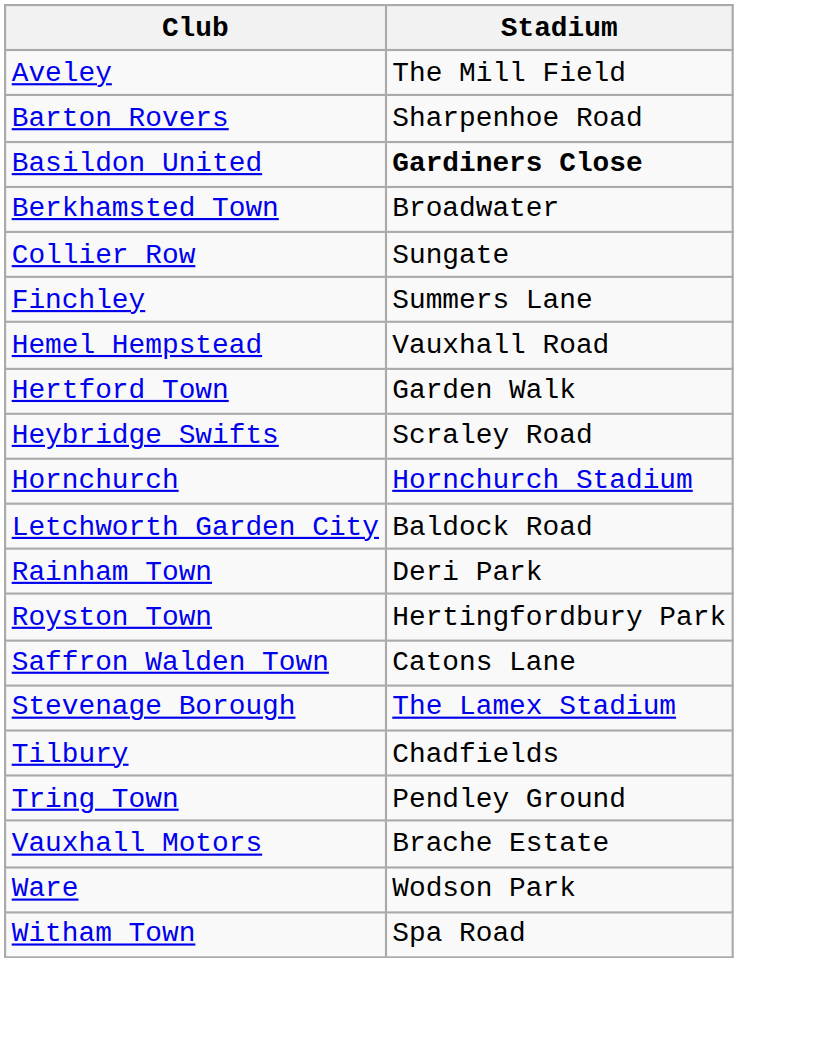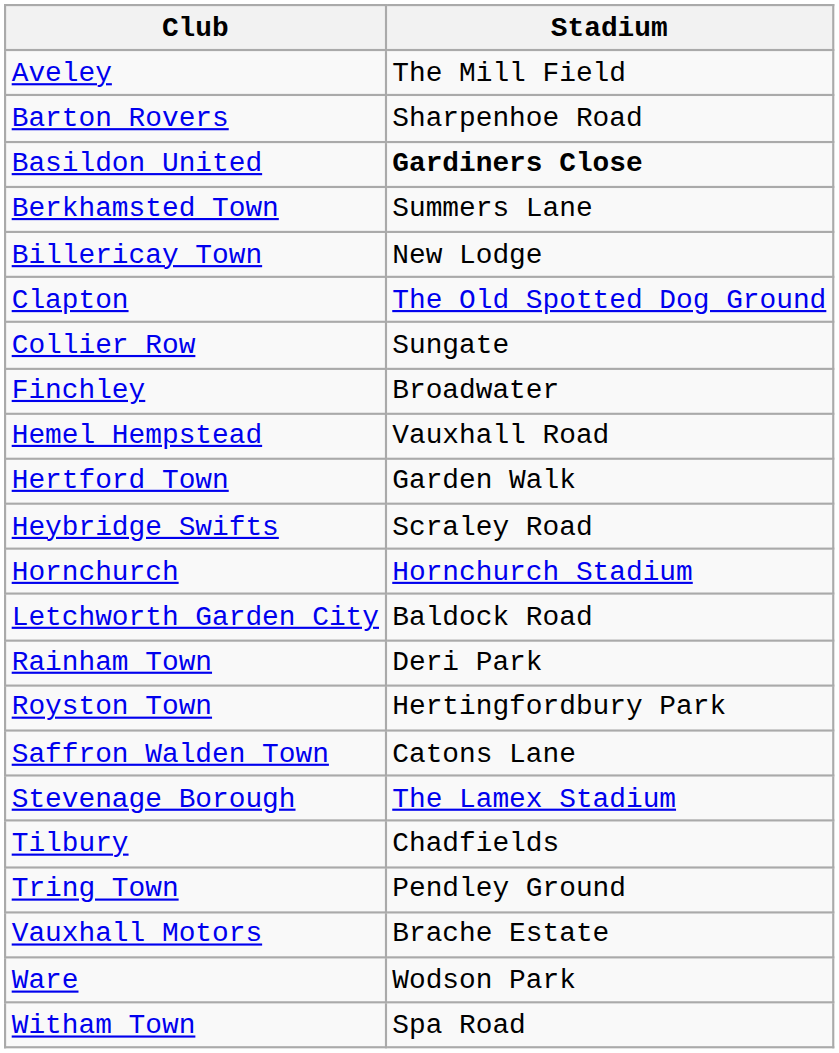(476, 209) Broadwater -> (492, 209) Summers Lane
+ row: (137, 254)
+ row: (70, 300)
(492, 300) Summers Lane -> (476, 390) Broadwater
